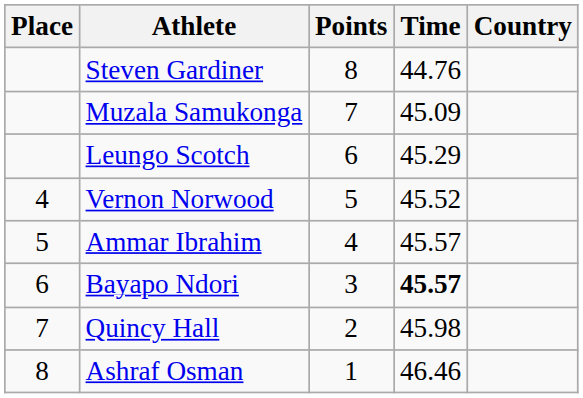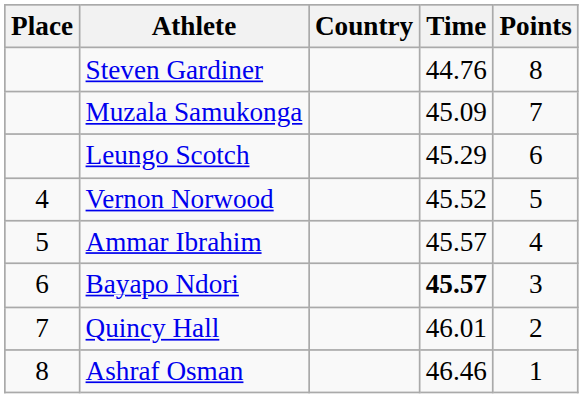columns swapped: (523, 26) <-> (351, 26)
(431, 328) 45.98 -> (456, 328) 46.01
